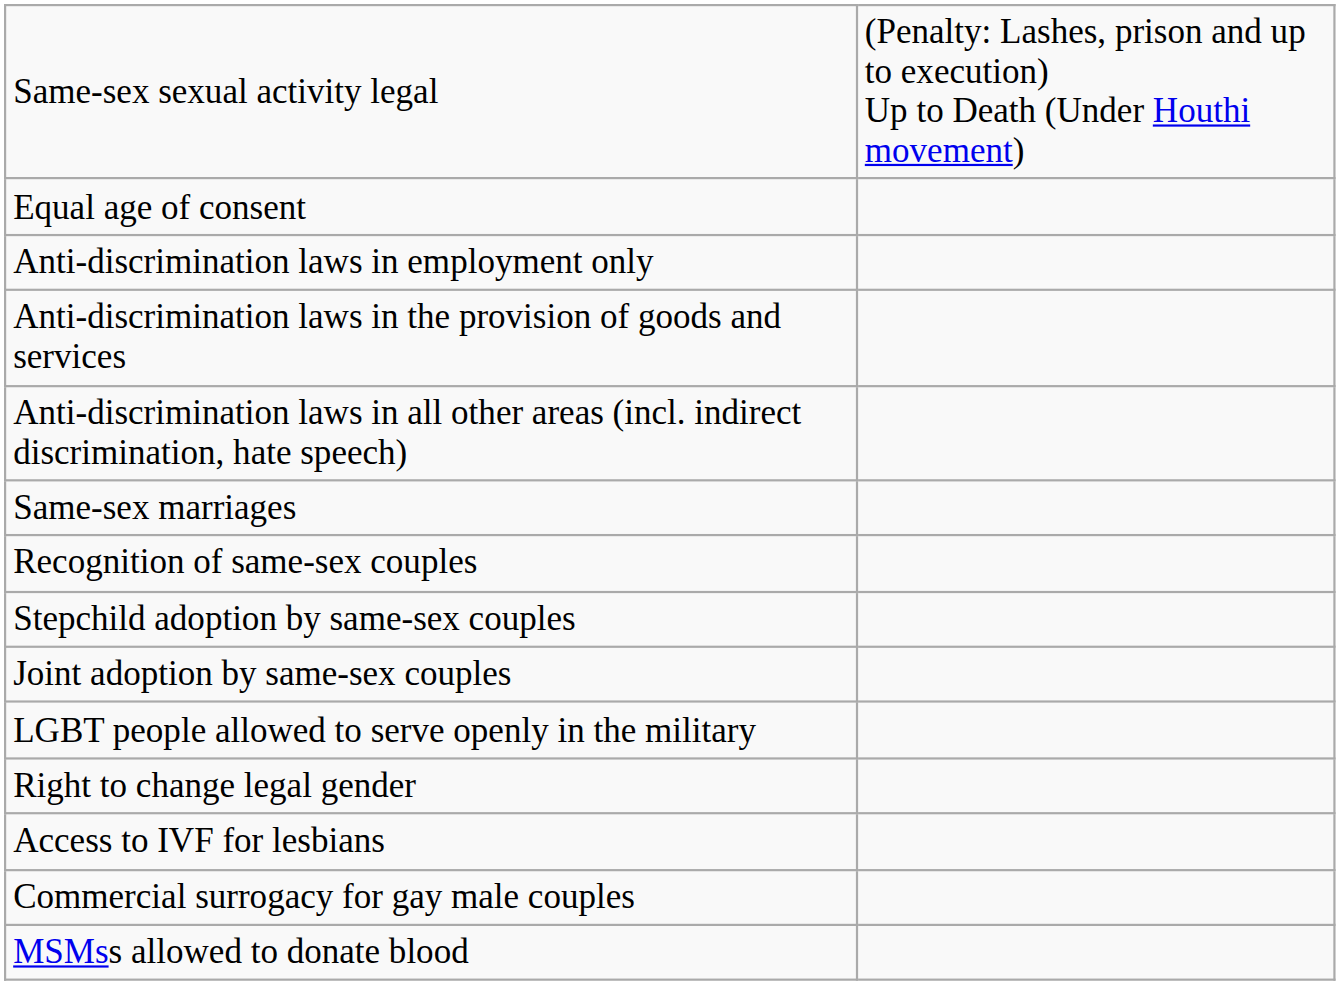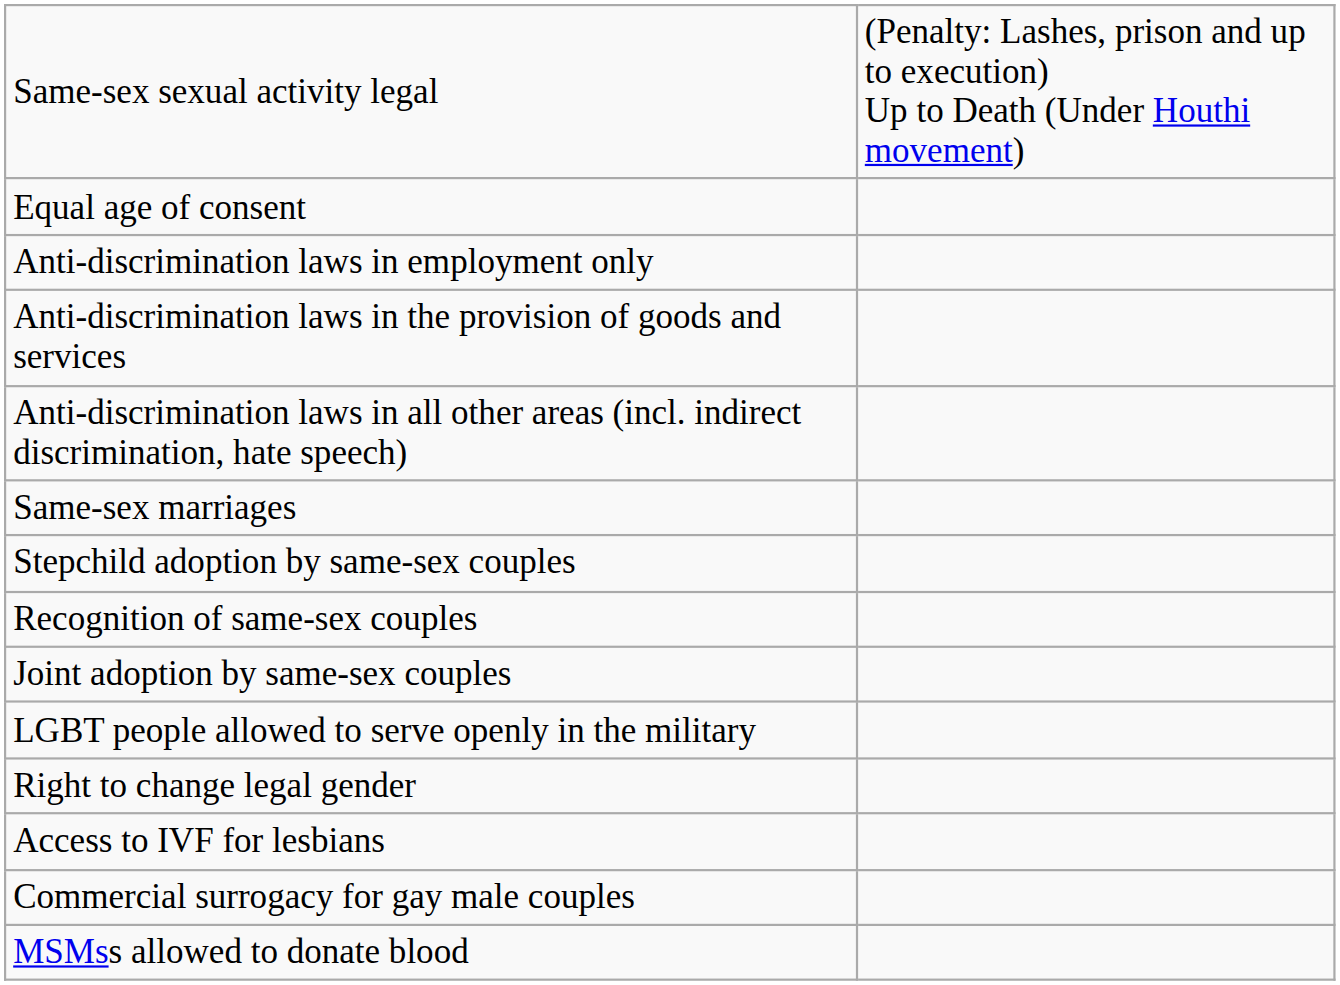rows swapped: (245, 562) <-> (294, 618)
